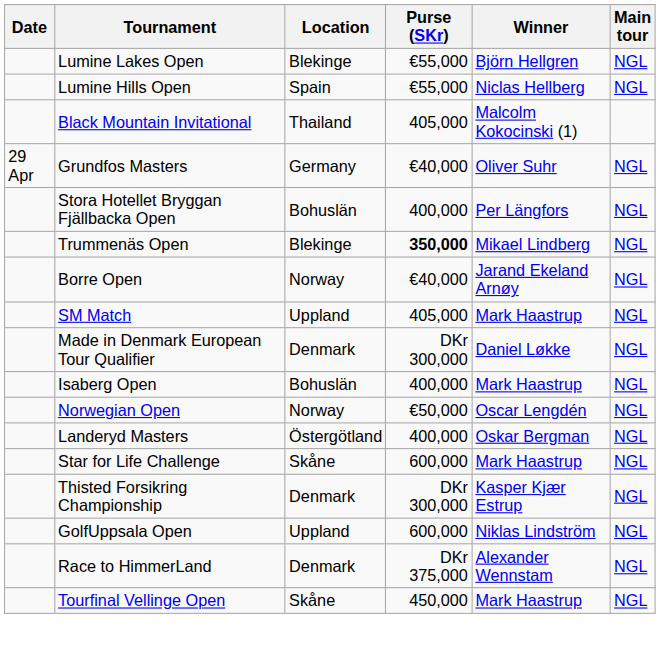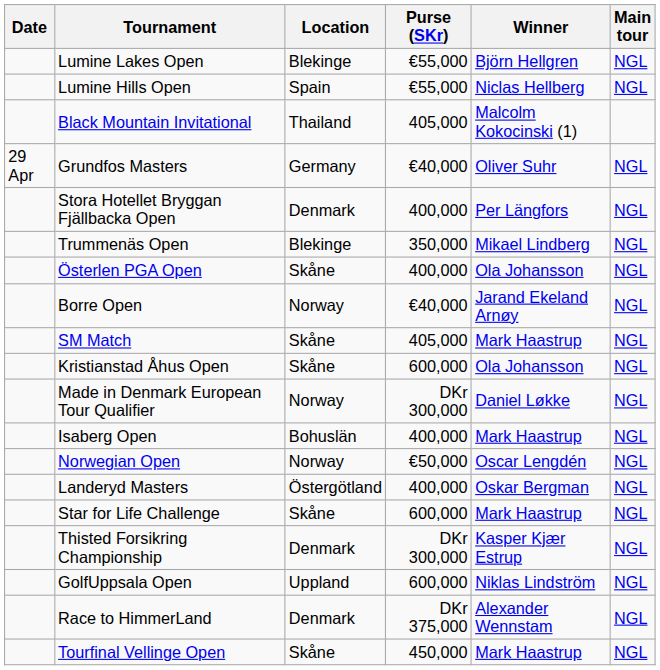(323, 210) Bohuslän -> (322, 210) Denmark
(439, 245) bold -> (438, 245) normal
+ row: (130, 271)
(319, 315) Uppland -> (312, 340) Skåne
+ row: (143, 366)
(322, 349) Denmark -> (316, 401) Norway
